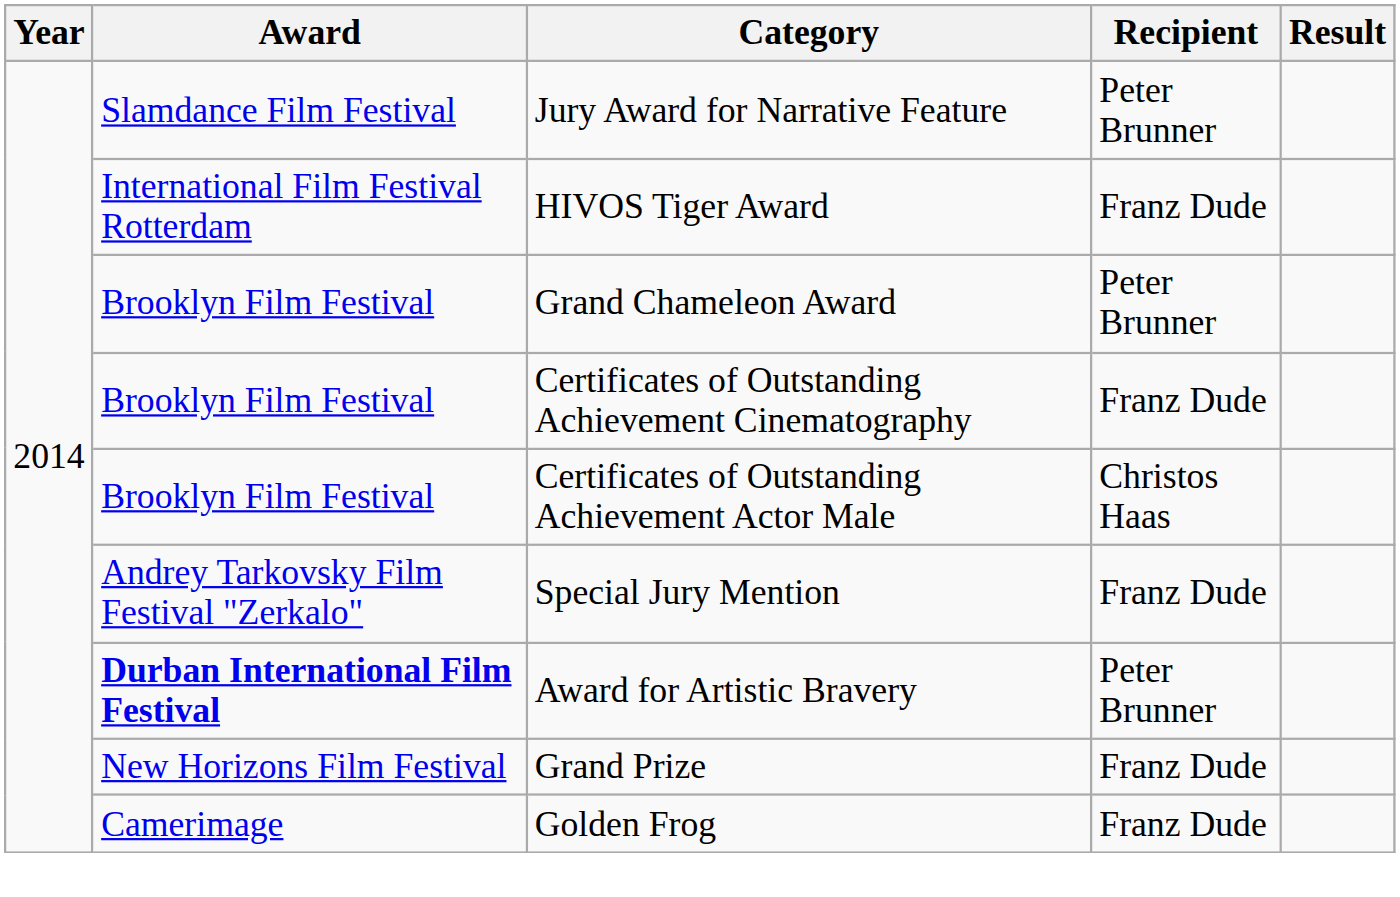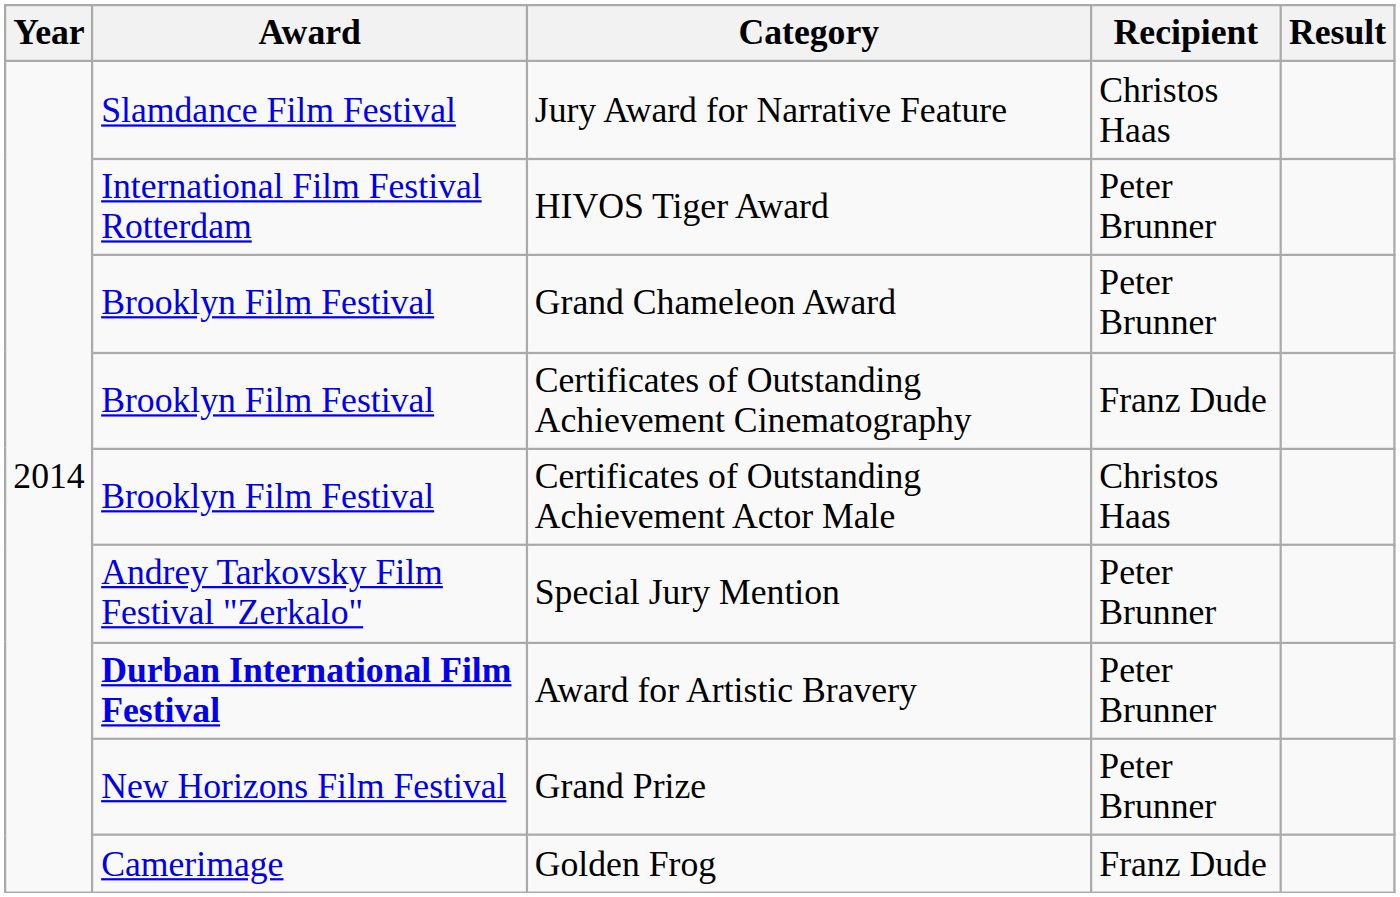(1158, 109) Peter Brunner -> (1159, 109) Christos Haas
(1183, 206) Franz Dude -> (1158, 206) Peter Brunner
(1183, 593) Franz Dude -> (1158, 593) Peter Brunner
(1183, 766) Franz Dude -> (1158, 786) Peter Brunner
